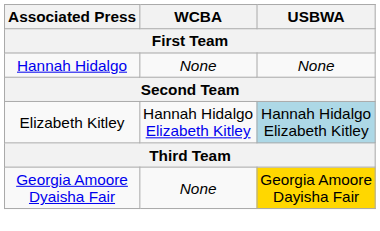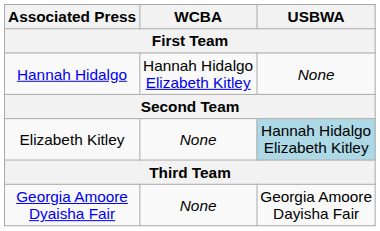(198, 65) None -> (198, 74) Hannah Hidalgo Elizabeth Kitley
(198, 123) Hannah Hidalgo Elizabeth Kitley -> (198, 140) None
(316, 188) gold background -> (316, 206) no background
